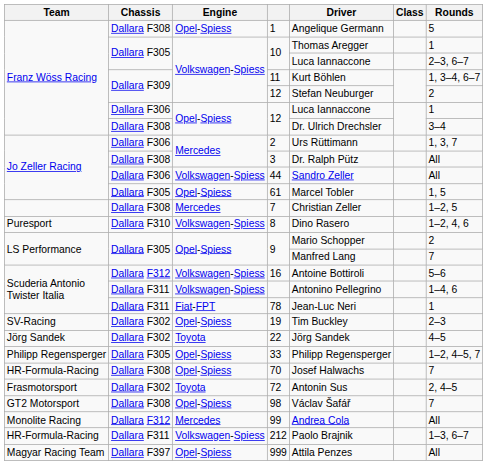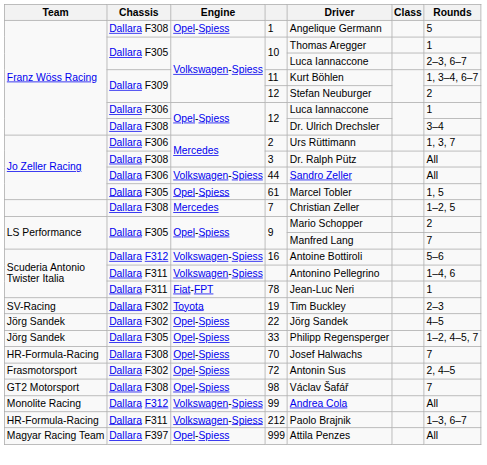- row: (141, 224)
(203, 322) Opel-Spiess -> (188, 305) Toyota
(190, 338) Toyota -> (201, 322) Opel-Spiess
(57, 354) Philipp Regensperger -> (36, 338) Jörg Sandek
(190, 387) Toyota -> (201, 371) Opel-Spiess
(198, 419) Mercedes -> (218, 403) Volkswagen-Spiess
